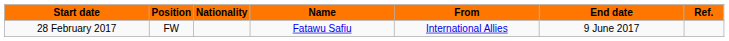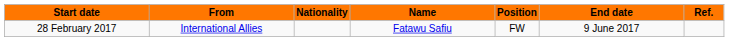columns swapped: (171, 13) <-> (467, 13)
